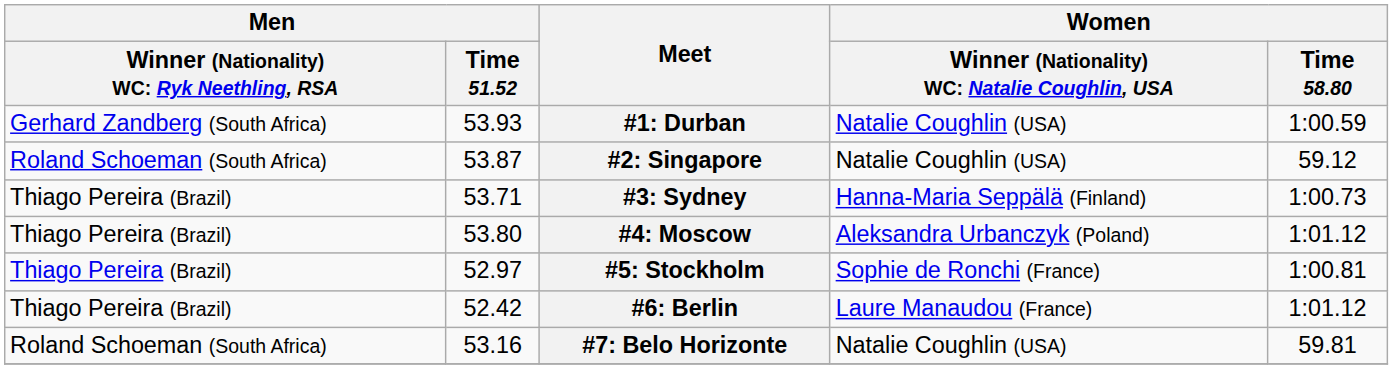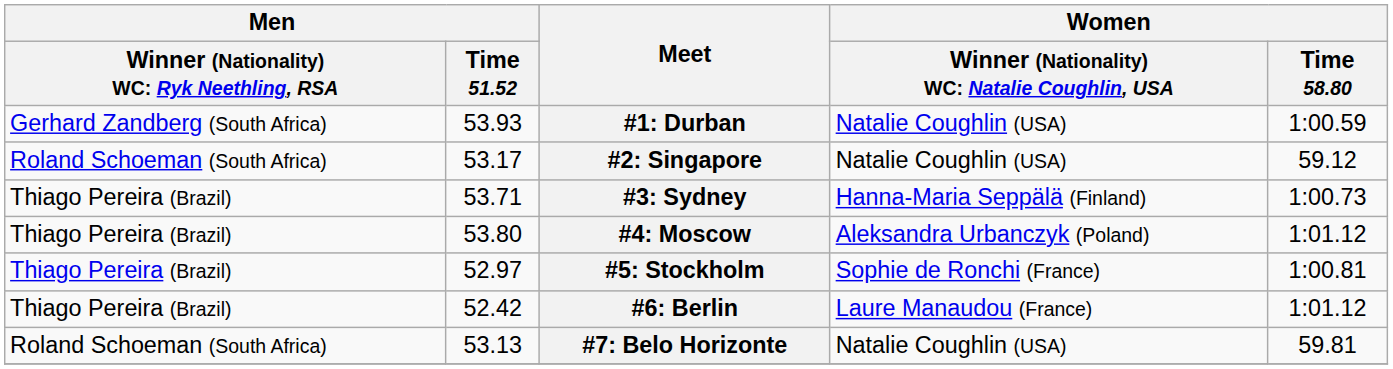(493, 160) 53.87 -> (493, 160) 53.17
(493, 345) 53.16 -> (493, 345) 53.13
